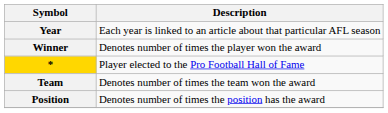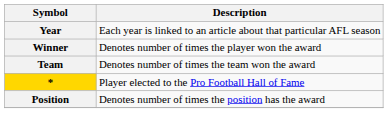rows swapped: (50, 64) <-> (50, 82)
